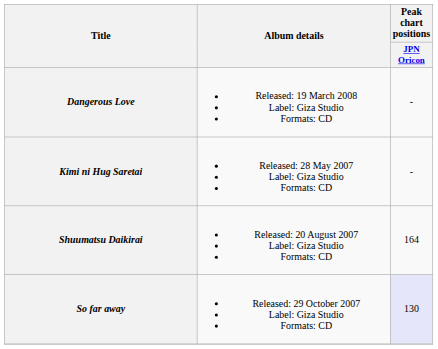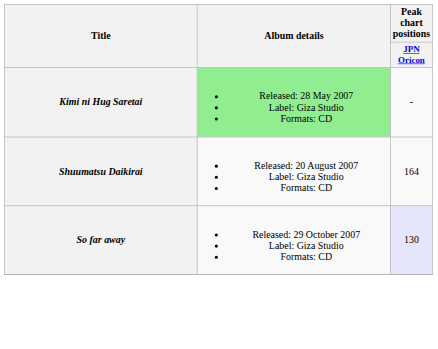- row: (101, 102)
(294, 177) no background -> (294, 108) lightgreen background
